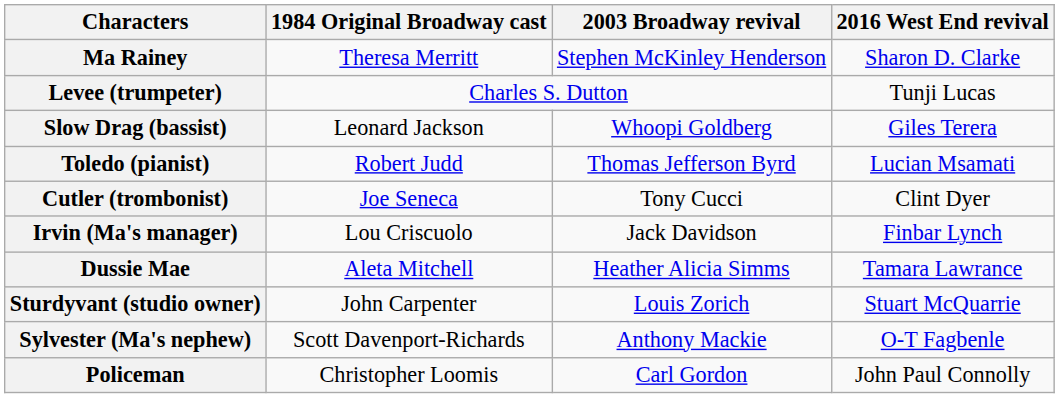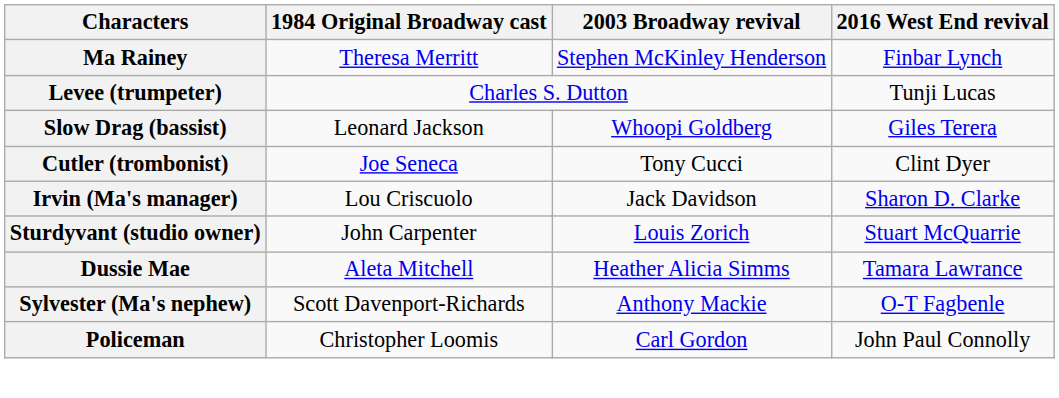(943, 57) Sharon D. Clarke -> (943, 57) Finbar Lynch
- row: (135, 163)
(943, 233) Finbar Lynch -> (943, 198) Sharon D. Clarke
rows swapped: (135, 304) <-> (135, 269)
